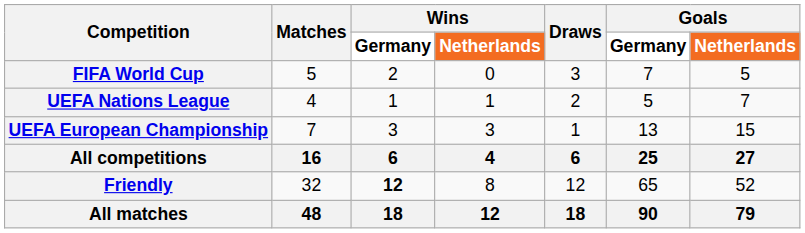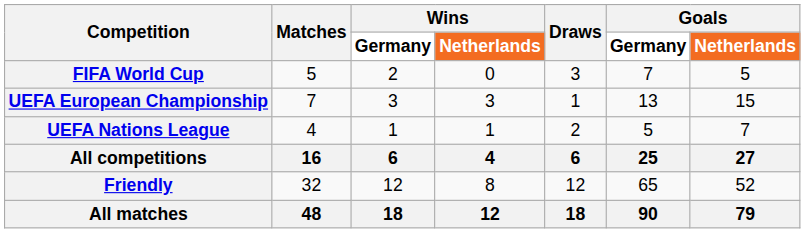rows swapped: (138, 130) <-> (138, 102)
(393, 185) bold -> (393, 185) normal
